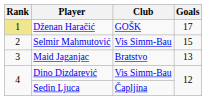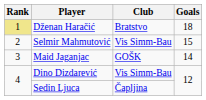(128, 27) GOŠK -> (131, 27) Bratstvo
(188, 27) 17 -> (188, 27) 18
(131, 57) Bratstvo -> (128, 57) GOŠK
(188, 57) 13 -> (188, 57) 14
